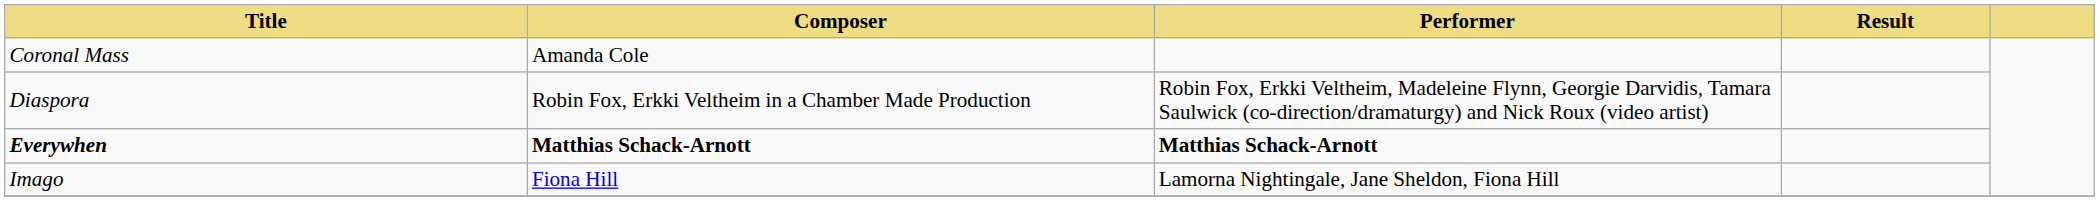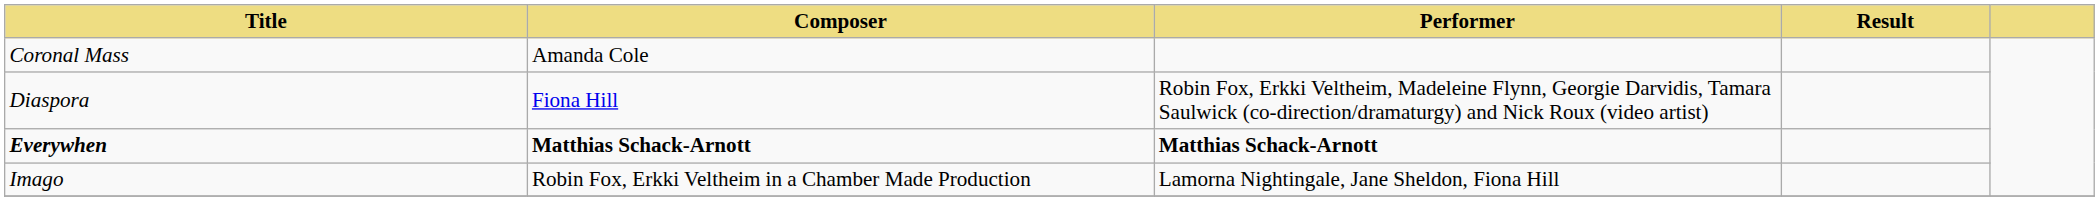(781, 100) Robin Fox, Erkki Veltheim in a Chamber Made Production -> (575, 100) Fiona Hill
(575, 178) Fiona Hill -> (781, 178) Robin Fox, Erkki Veltheim in a Chamber Made Production
